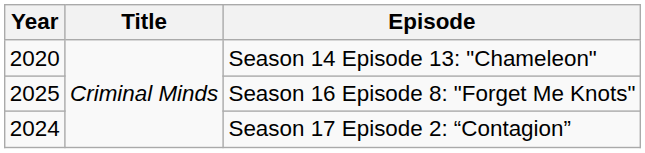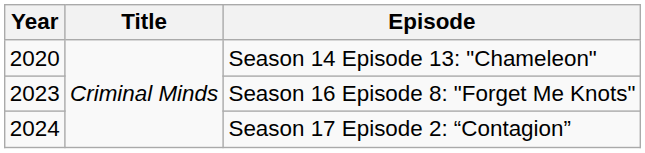(35, 93) 2025 -> (35, 93) 2023
